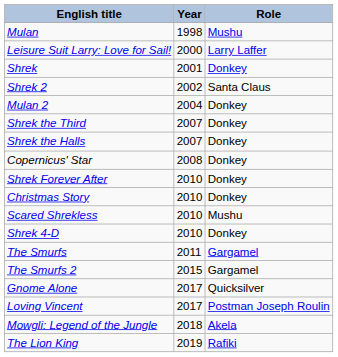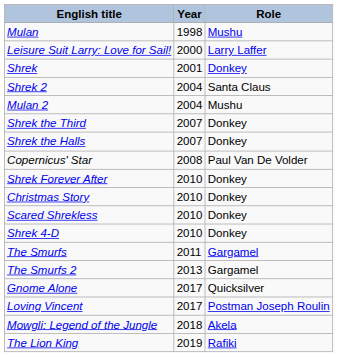(190, 87) 2002 -> (190, 87) 2004
(227, 105) Donkey -> (225, 105) Mushu
(227, 160) Donkey -> (258, 160) Paul Van De Volder
(225, 215) Mushu -> (227, 215) Donkey
(190, 270) 2015 -> (190, 270) 2013
